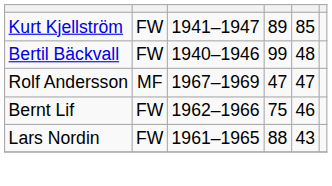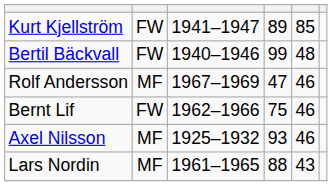(305, 82) 47 -> (305, 82) 46
+ row: (57, 138)
(150, 138) FW -> (150, 166) MF
